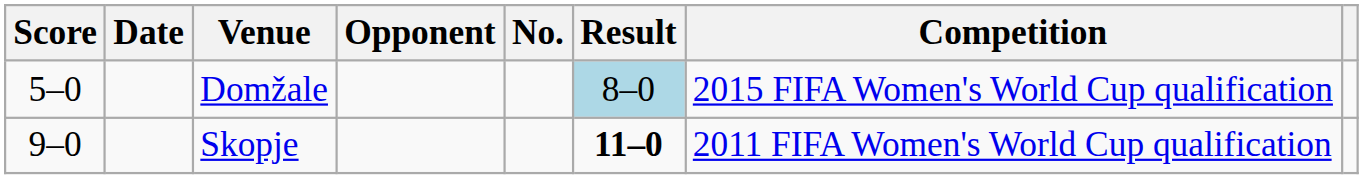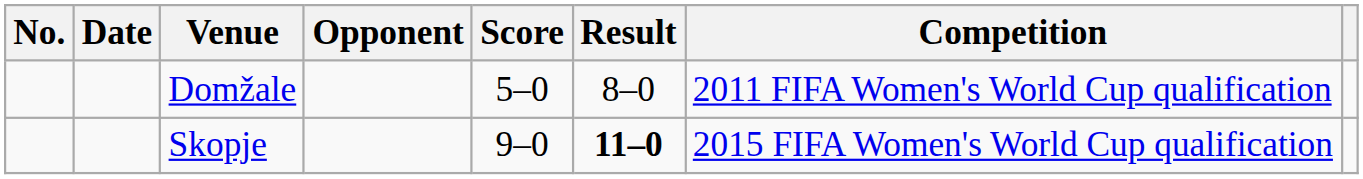columns swapped: (538, 32) <-> (55, 32)
(628, 88) lightblue background -> (628, 88) no background
(1013, 88) 2015 FIFA Women's World Cup qualification -> (1012, 88) 2011 FIFA Women's World Cup qualification
(1012, 144) 2011 FIFA Women's World Cup qualification -> (1013, 144) 2015 FIFA Women's World Cup qualification
